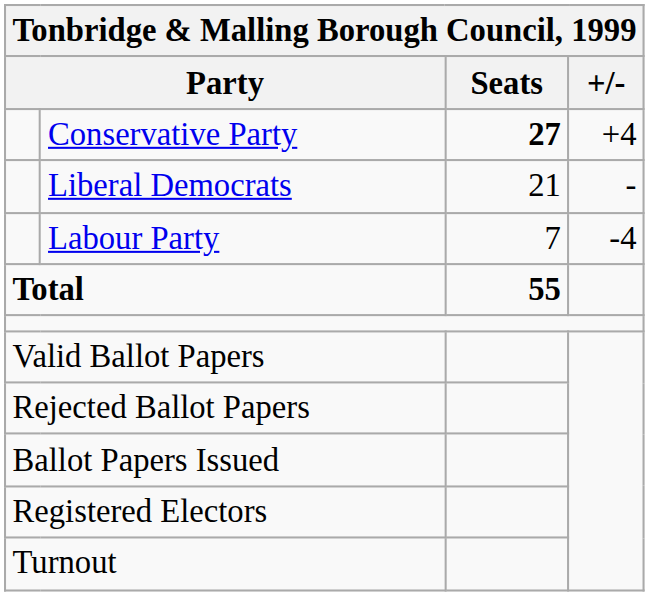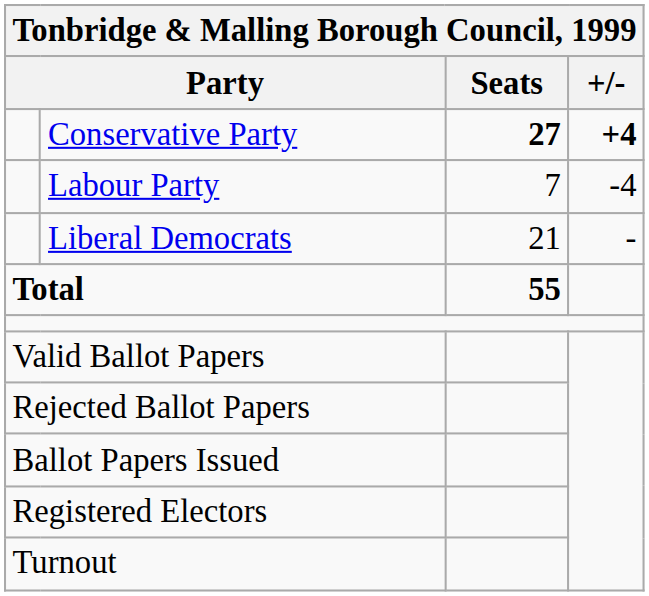(619, 133) normal -> (619, 133) bold
rows swapped: (170, 185) <-> (134, 237)
